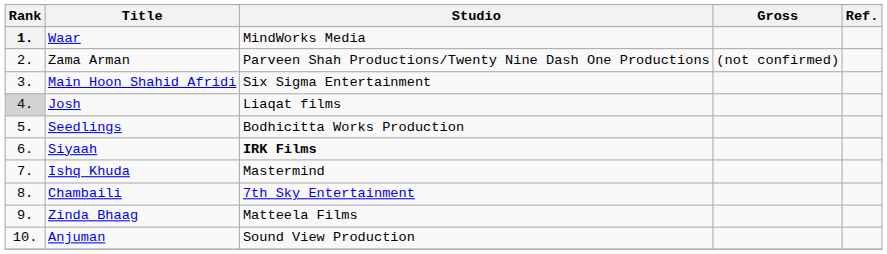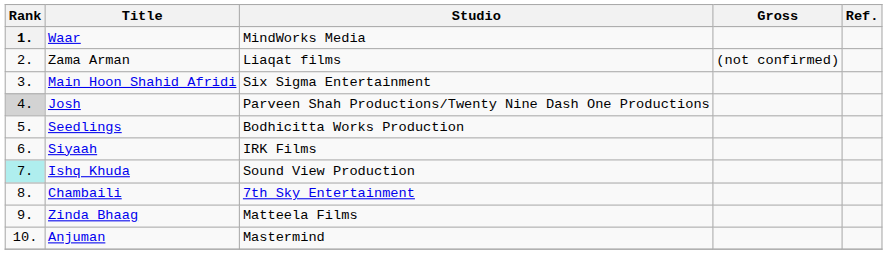(476, 60) Parveen Shah Productions/Twenty Nine Dash One Productions -> (292, 60) Liaqat films
(292, 105) Liaqat films -> (476, 105) Parveen Shah Productions/Twenty Nine Dash One Productions
(280, 149) bold -> (280, 149) normal
(25, 171) no background -> (25, 171) paleturquoise background
(284, 171) Mastermind -> (329, 171) Sound View Production
(329, 238) Sound View Production -> (284, 238) Mastermind
